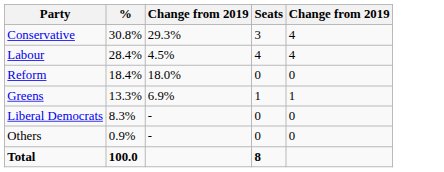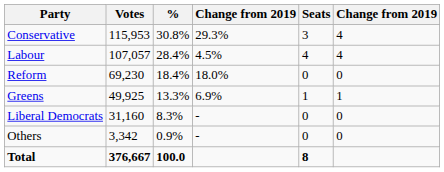+ column: (130, 14)
